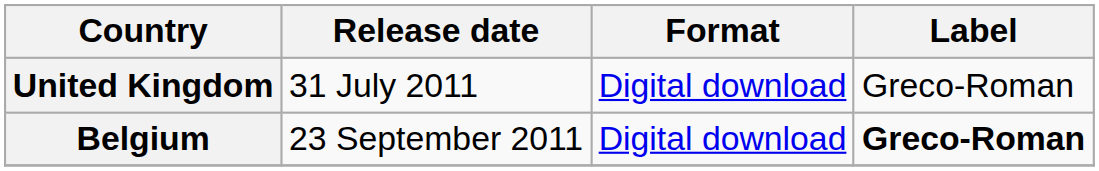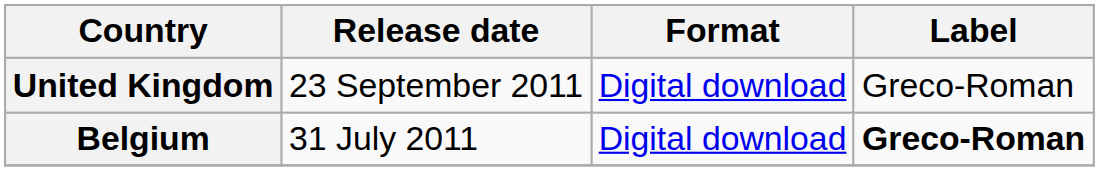(384, 84) 31 July 2011 -> (436, 84) 23 September 2011
(436, 138) 23 September 2011 -> (384, 138) 31 July 2011
